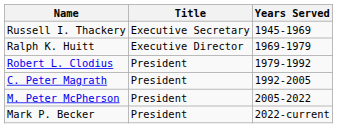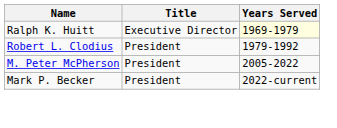- row: (66, 30)
(283, 47) no background -> (270, 30) lightyellow background
- row: (57, 81)
